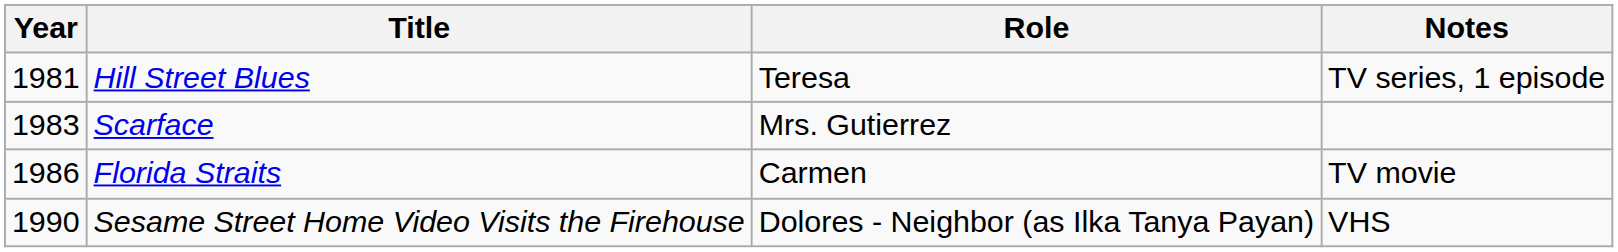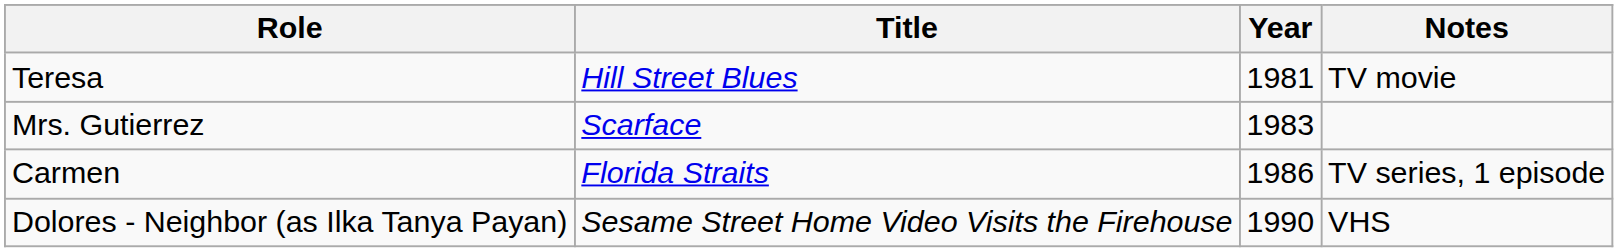columns swapped: (46, 28) <-> (1036, 28)
(1467, 76) TV series, 1 episode -> (1392, 76) TV movie
(1392, 173) TV movie -> (1467, 173) TV series, 1 episode
